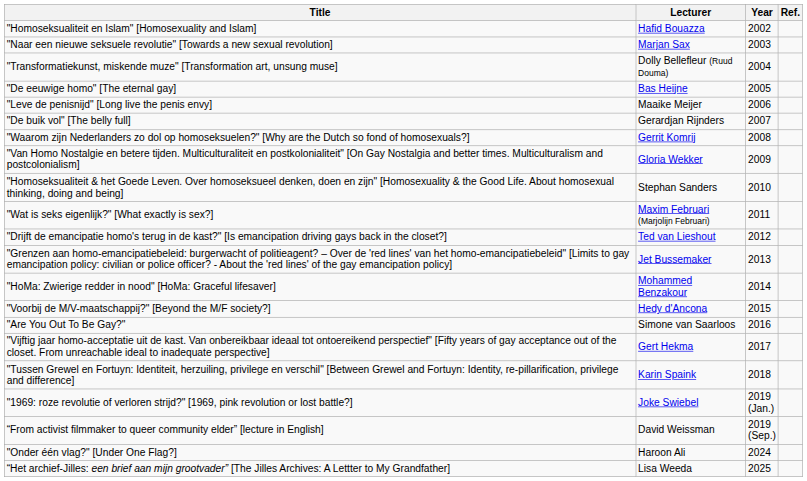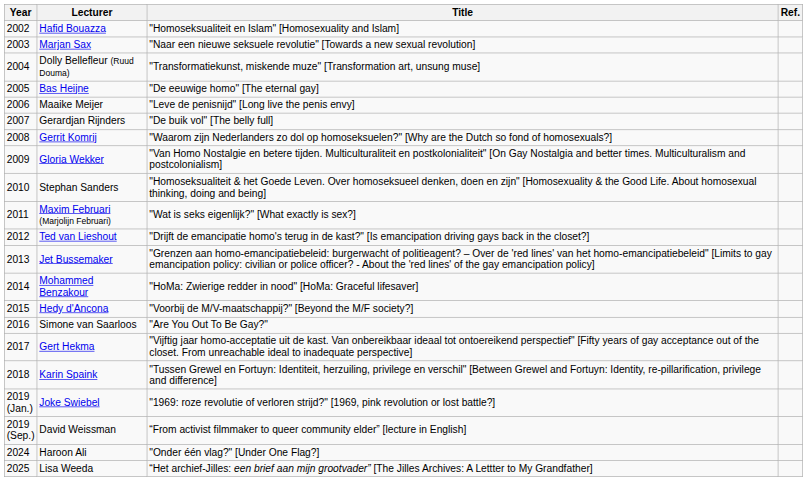columns swapped: (762, 12) <-> (320, 12)
